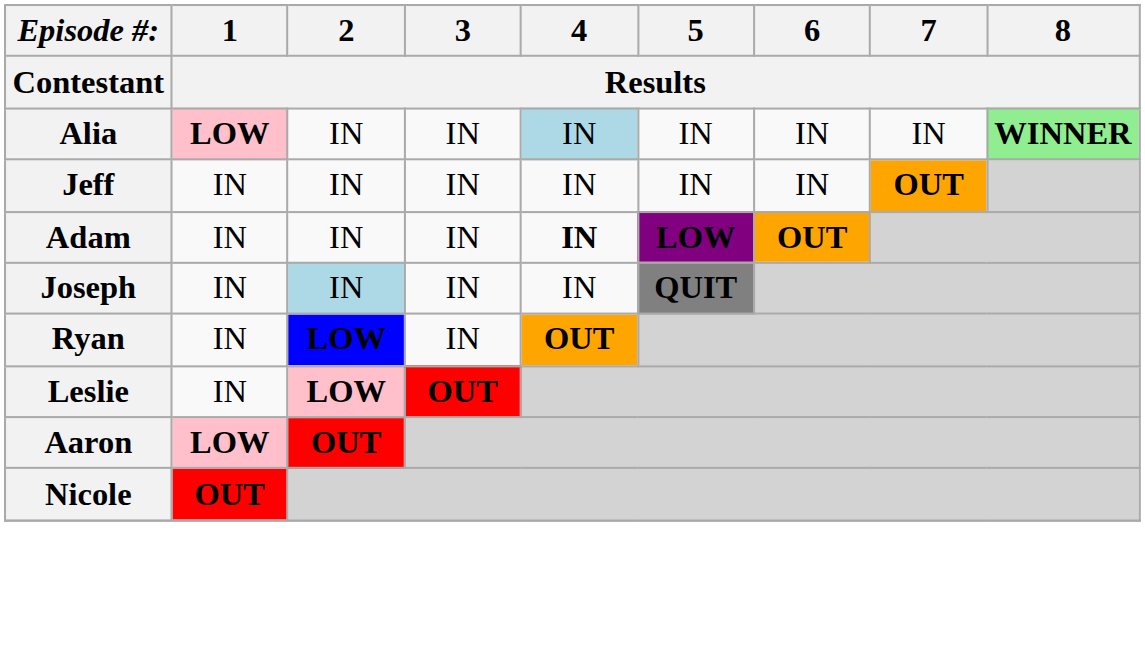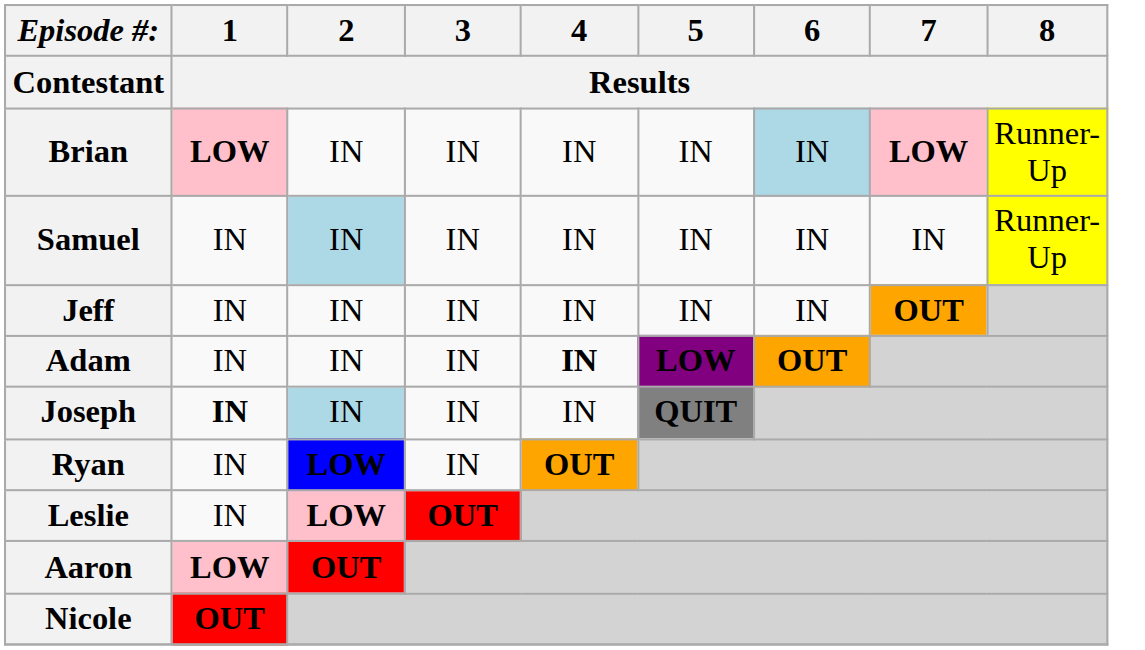- row: (88, 133)
+ row: (88, 151)
+ row: (88, 239)
(230, 287) normal -> (230, 412) bold
